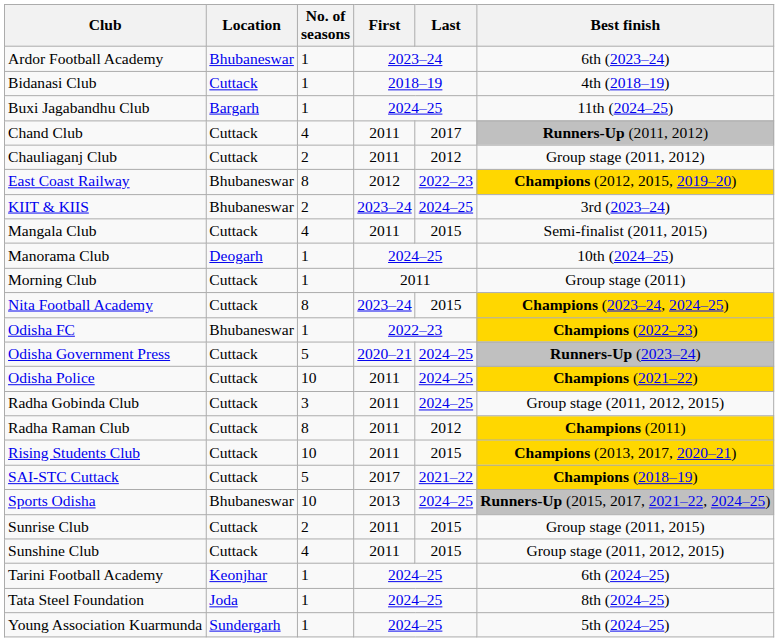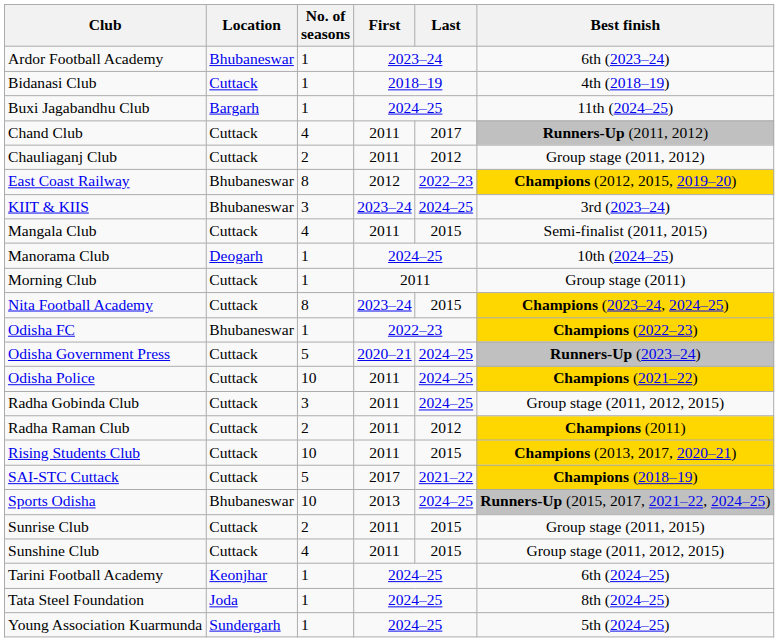(305, 206) 2 -> (305, 206) 3
(305, 428) 8 -> (305, 428) 2
